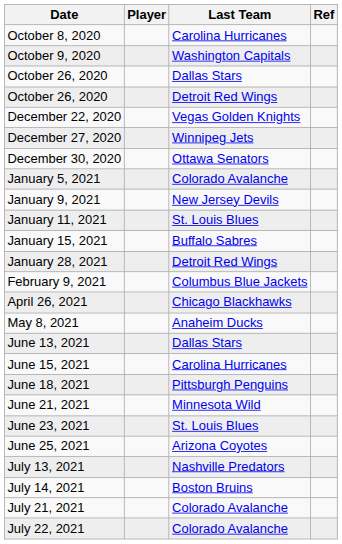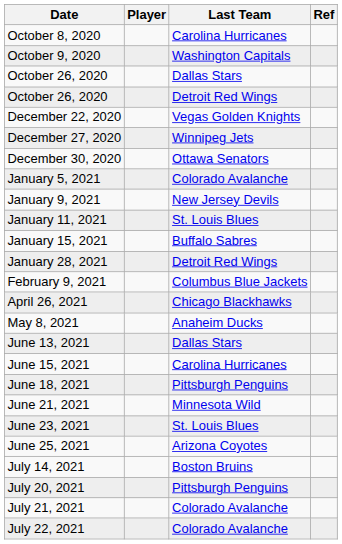- row: (46, 466)
+ row: (46, 487)
